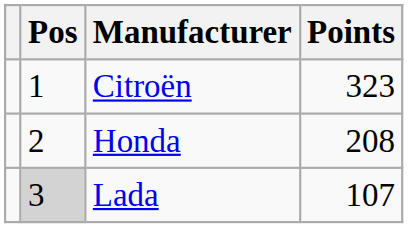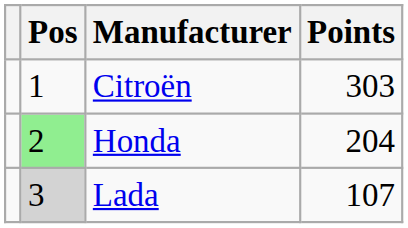(370, 86) 323 -> (370, 86) 303
(36, 140) no background -> (36, 140) lightgreen background
(370, 140) 208 -> (370, 140) 204
